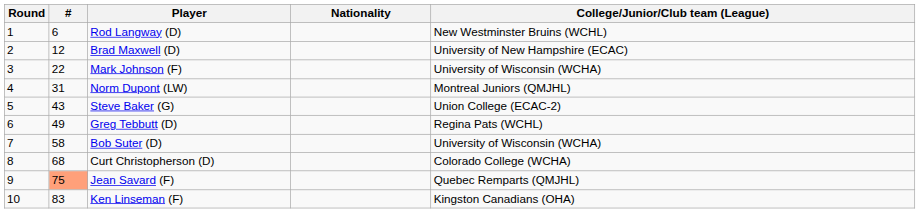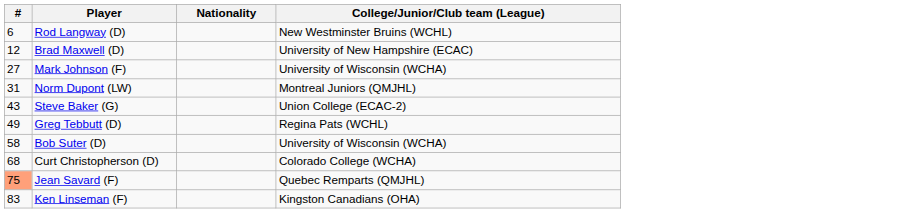- column: (27, 13)
(58, 69) 22 -> (14, 69) 27
